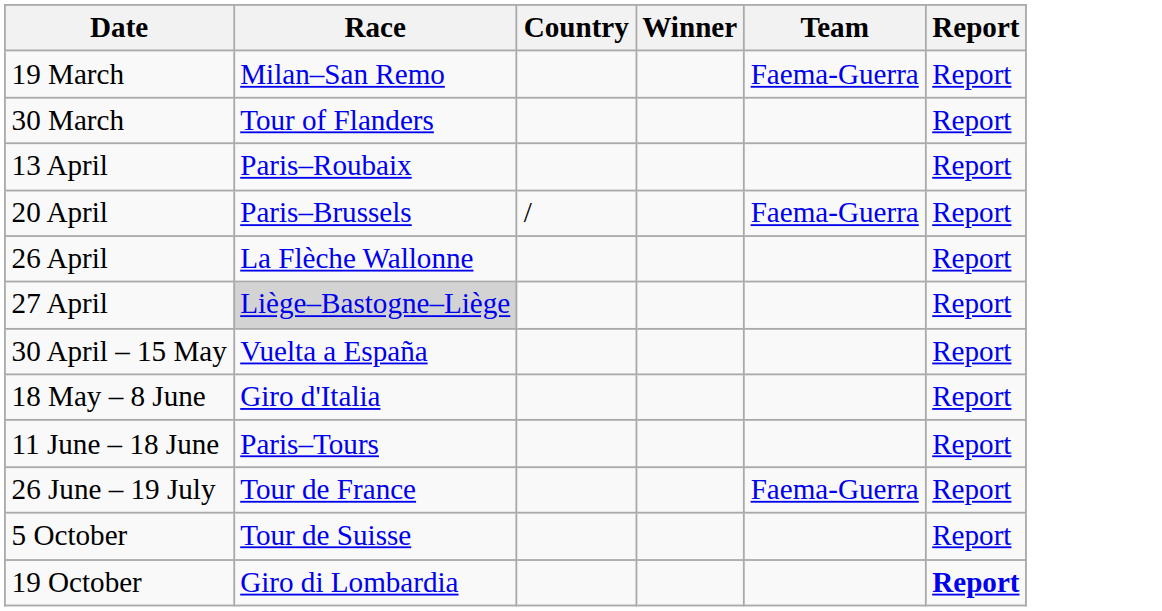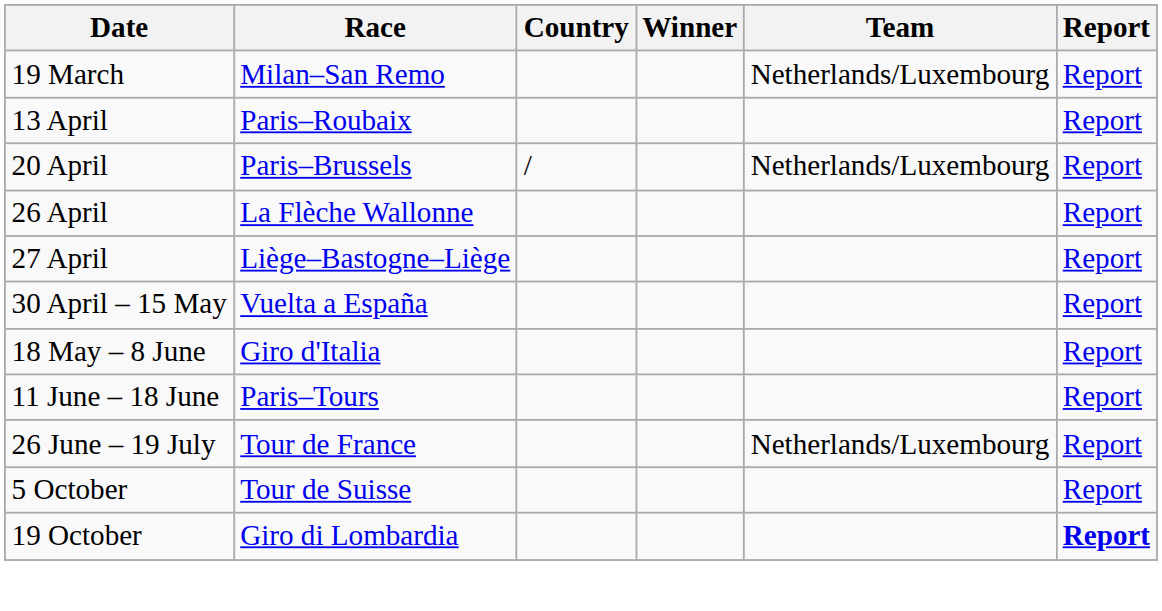(835, 73) Faema-Guerra -> (900, 73) Netherlands/Luxembourg
- row: (68, 119)
(835, 212) Faema-Guerra -> (900, 166) Netherlands/Luxembourg
(375, 304) lightgrey background -> (375, 258) no background
(835, 489) Faema-Guerra -> (900, 443) Netherlands/Luxembourg
